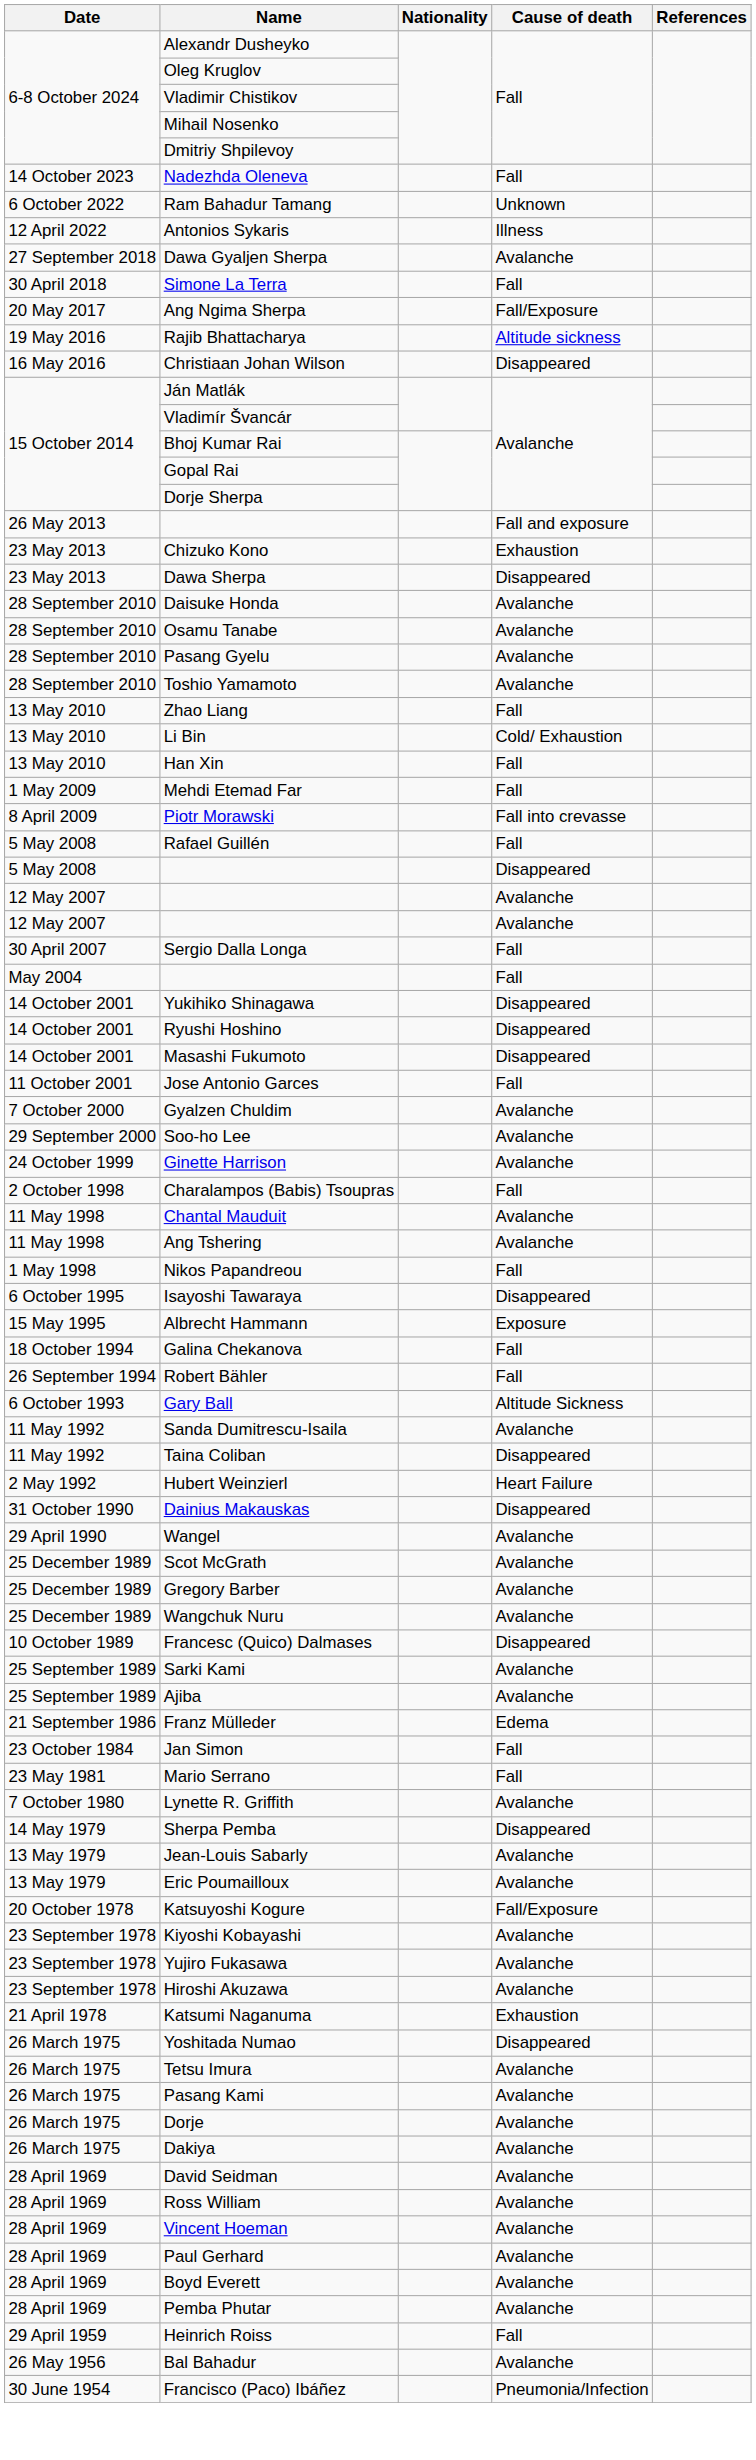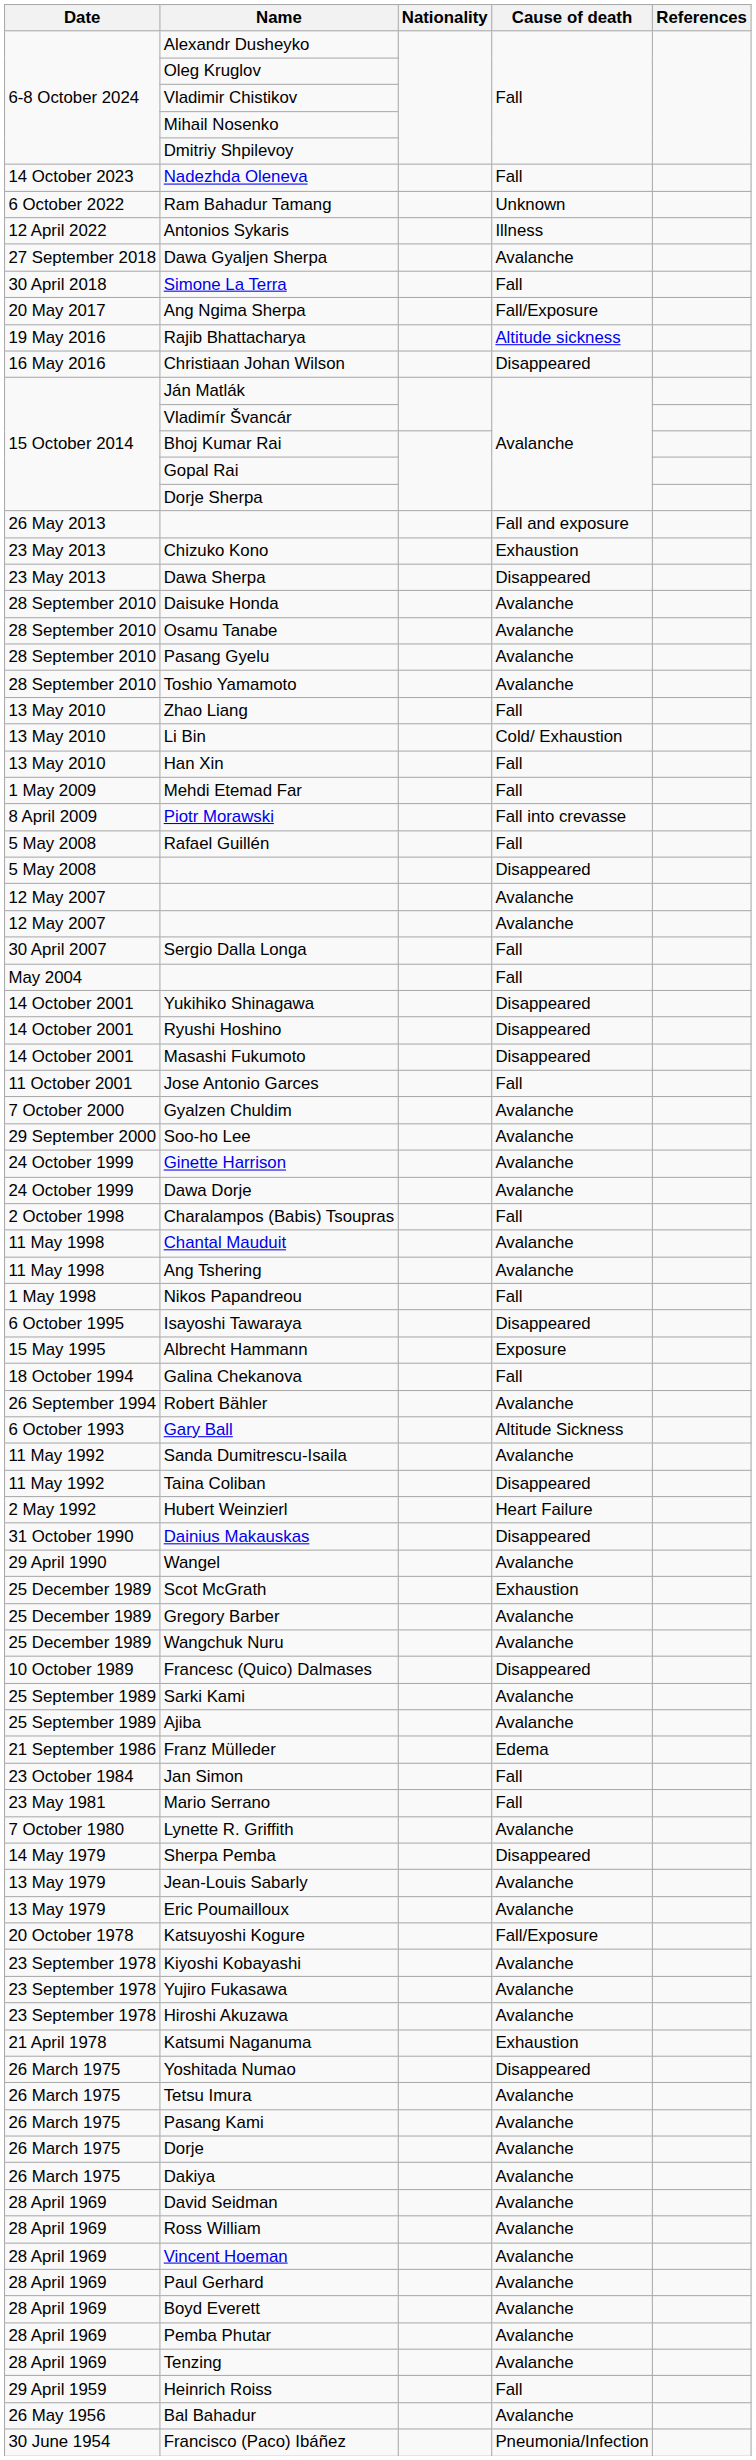+ row: (71, 1190)
(509, 1376) Fall -> (534, 1403) Avalanche
(534, 1563) Avalanche -> (537, 1589) Exhaustion
+ row: (57, 2362)
